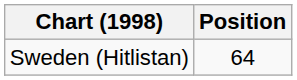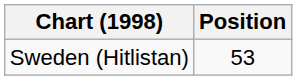(243, 57) 64 -> (243, 57) 53
